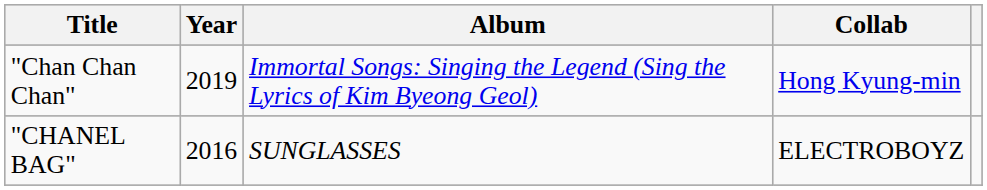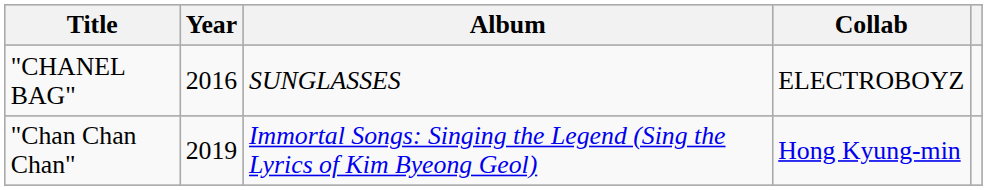rows swapped: (68, 150) <-> (74, 80)
